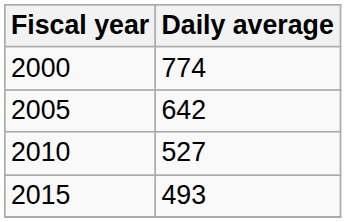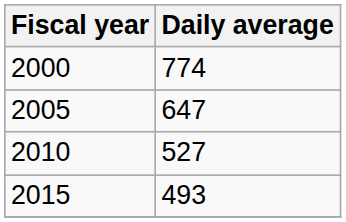(184, 110) 642 -> (184, 110) 647
